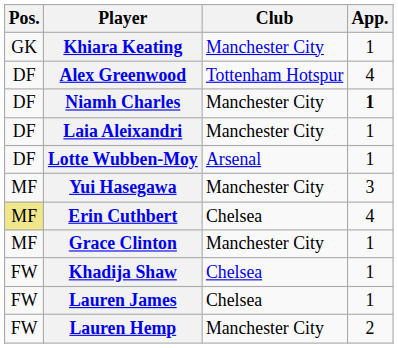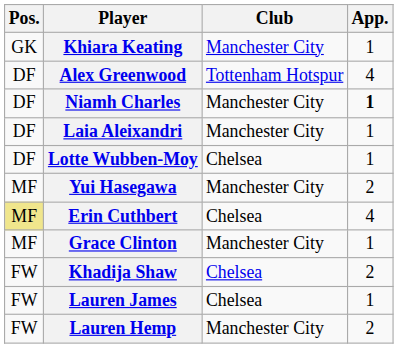(234, 159) Arsenal -> (234, 159) Chelsea
(370, 187) 3 -> (370, 187) 2
(370, 272) 1 -> (370, 272) 2
